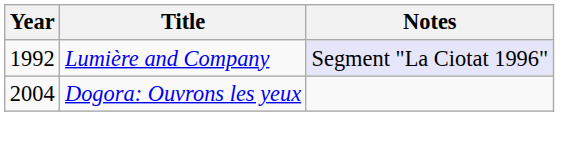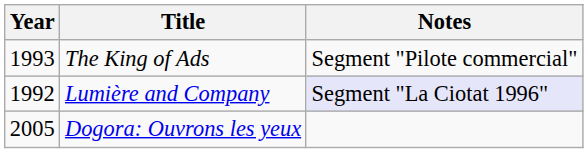+ row: (137, 57)
(32, 93) 2004 -> (32, 128) 2005
